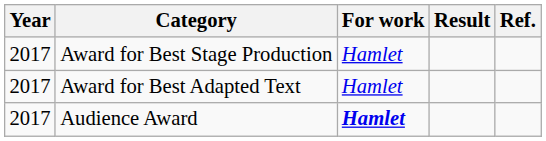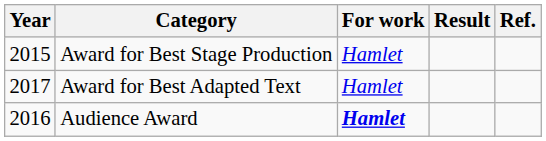(30, 53) 2017 -> (30, 53) 2015
(30, 119) 2017 -> (30, 119) 2016
